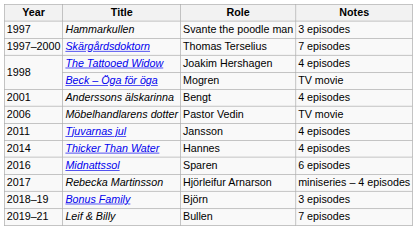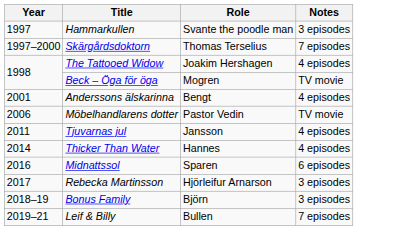(354, 183) miniseries – 4 episodes -> (324, 183) 3 episodes
